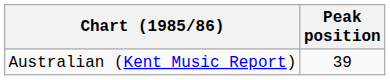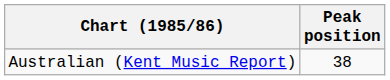(342, 62) 39 -> (342, 62) 38
